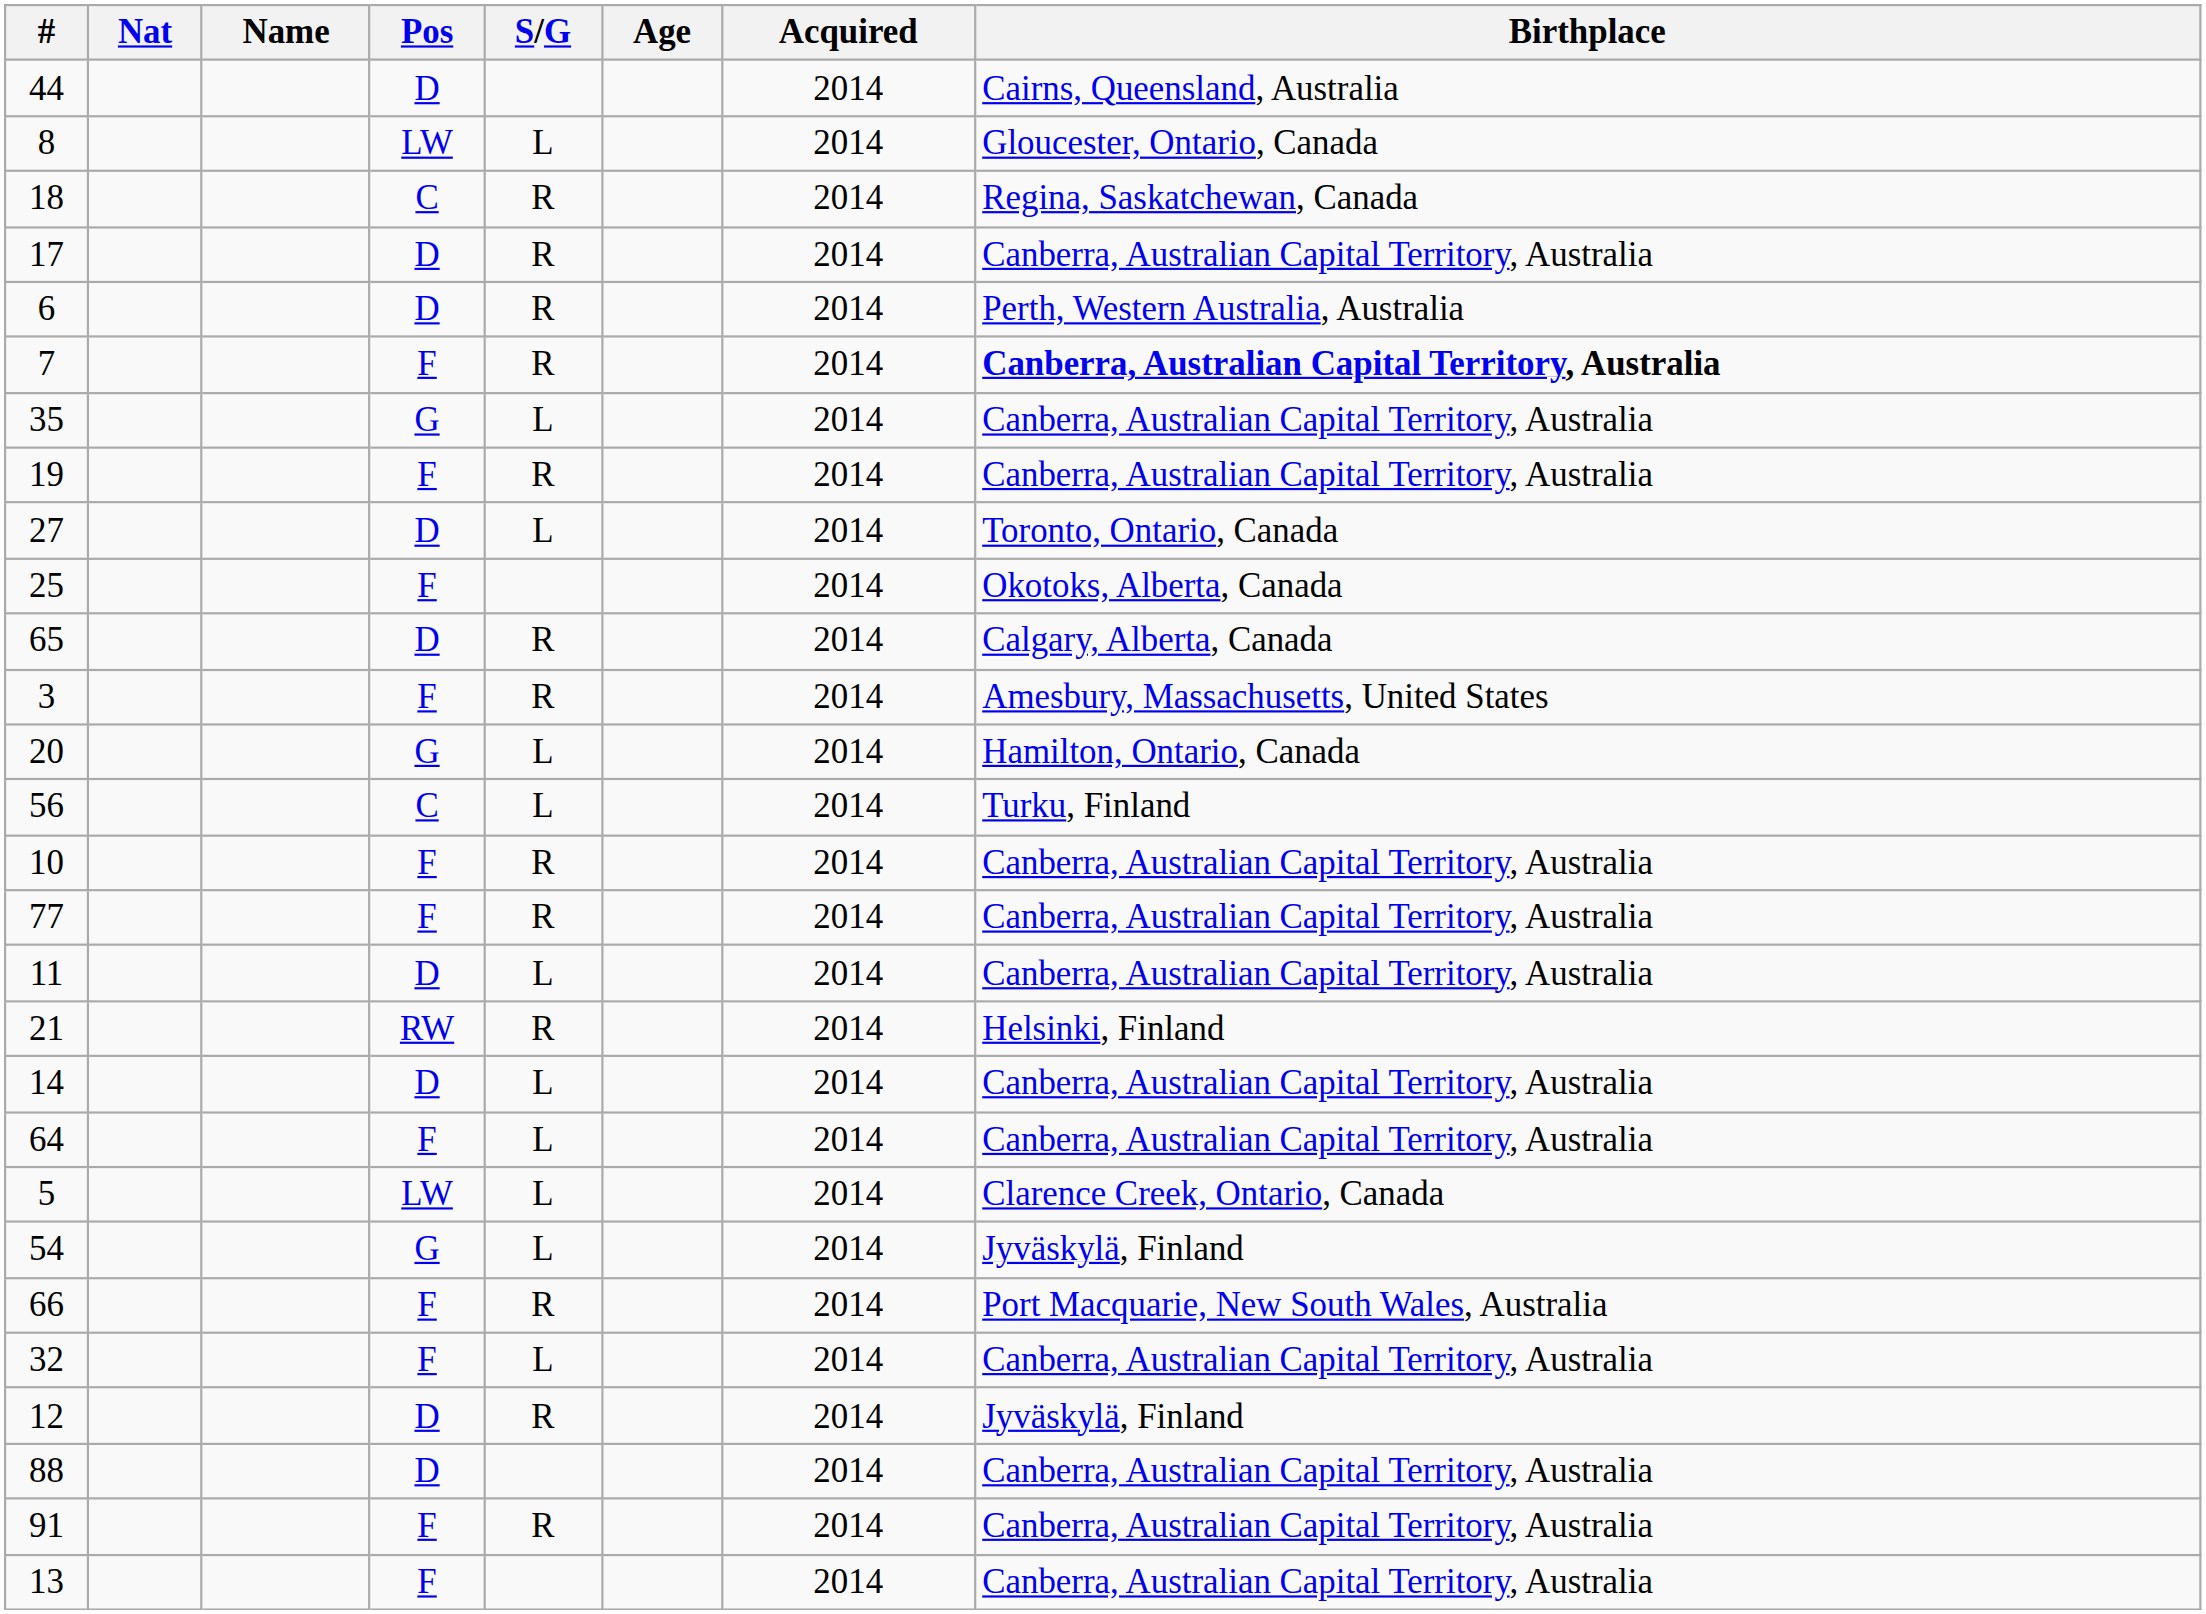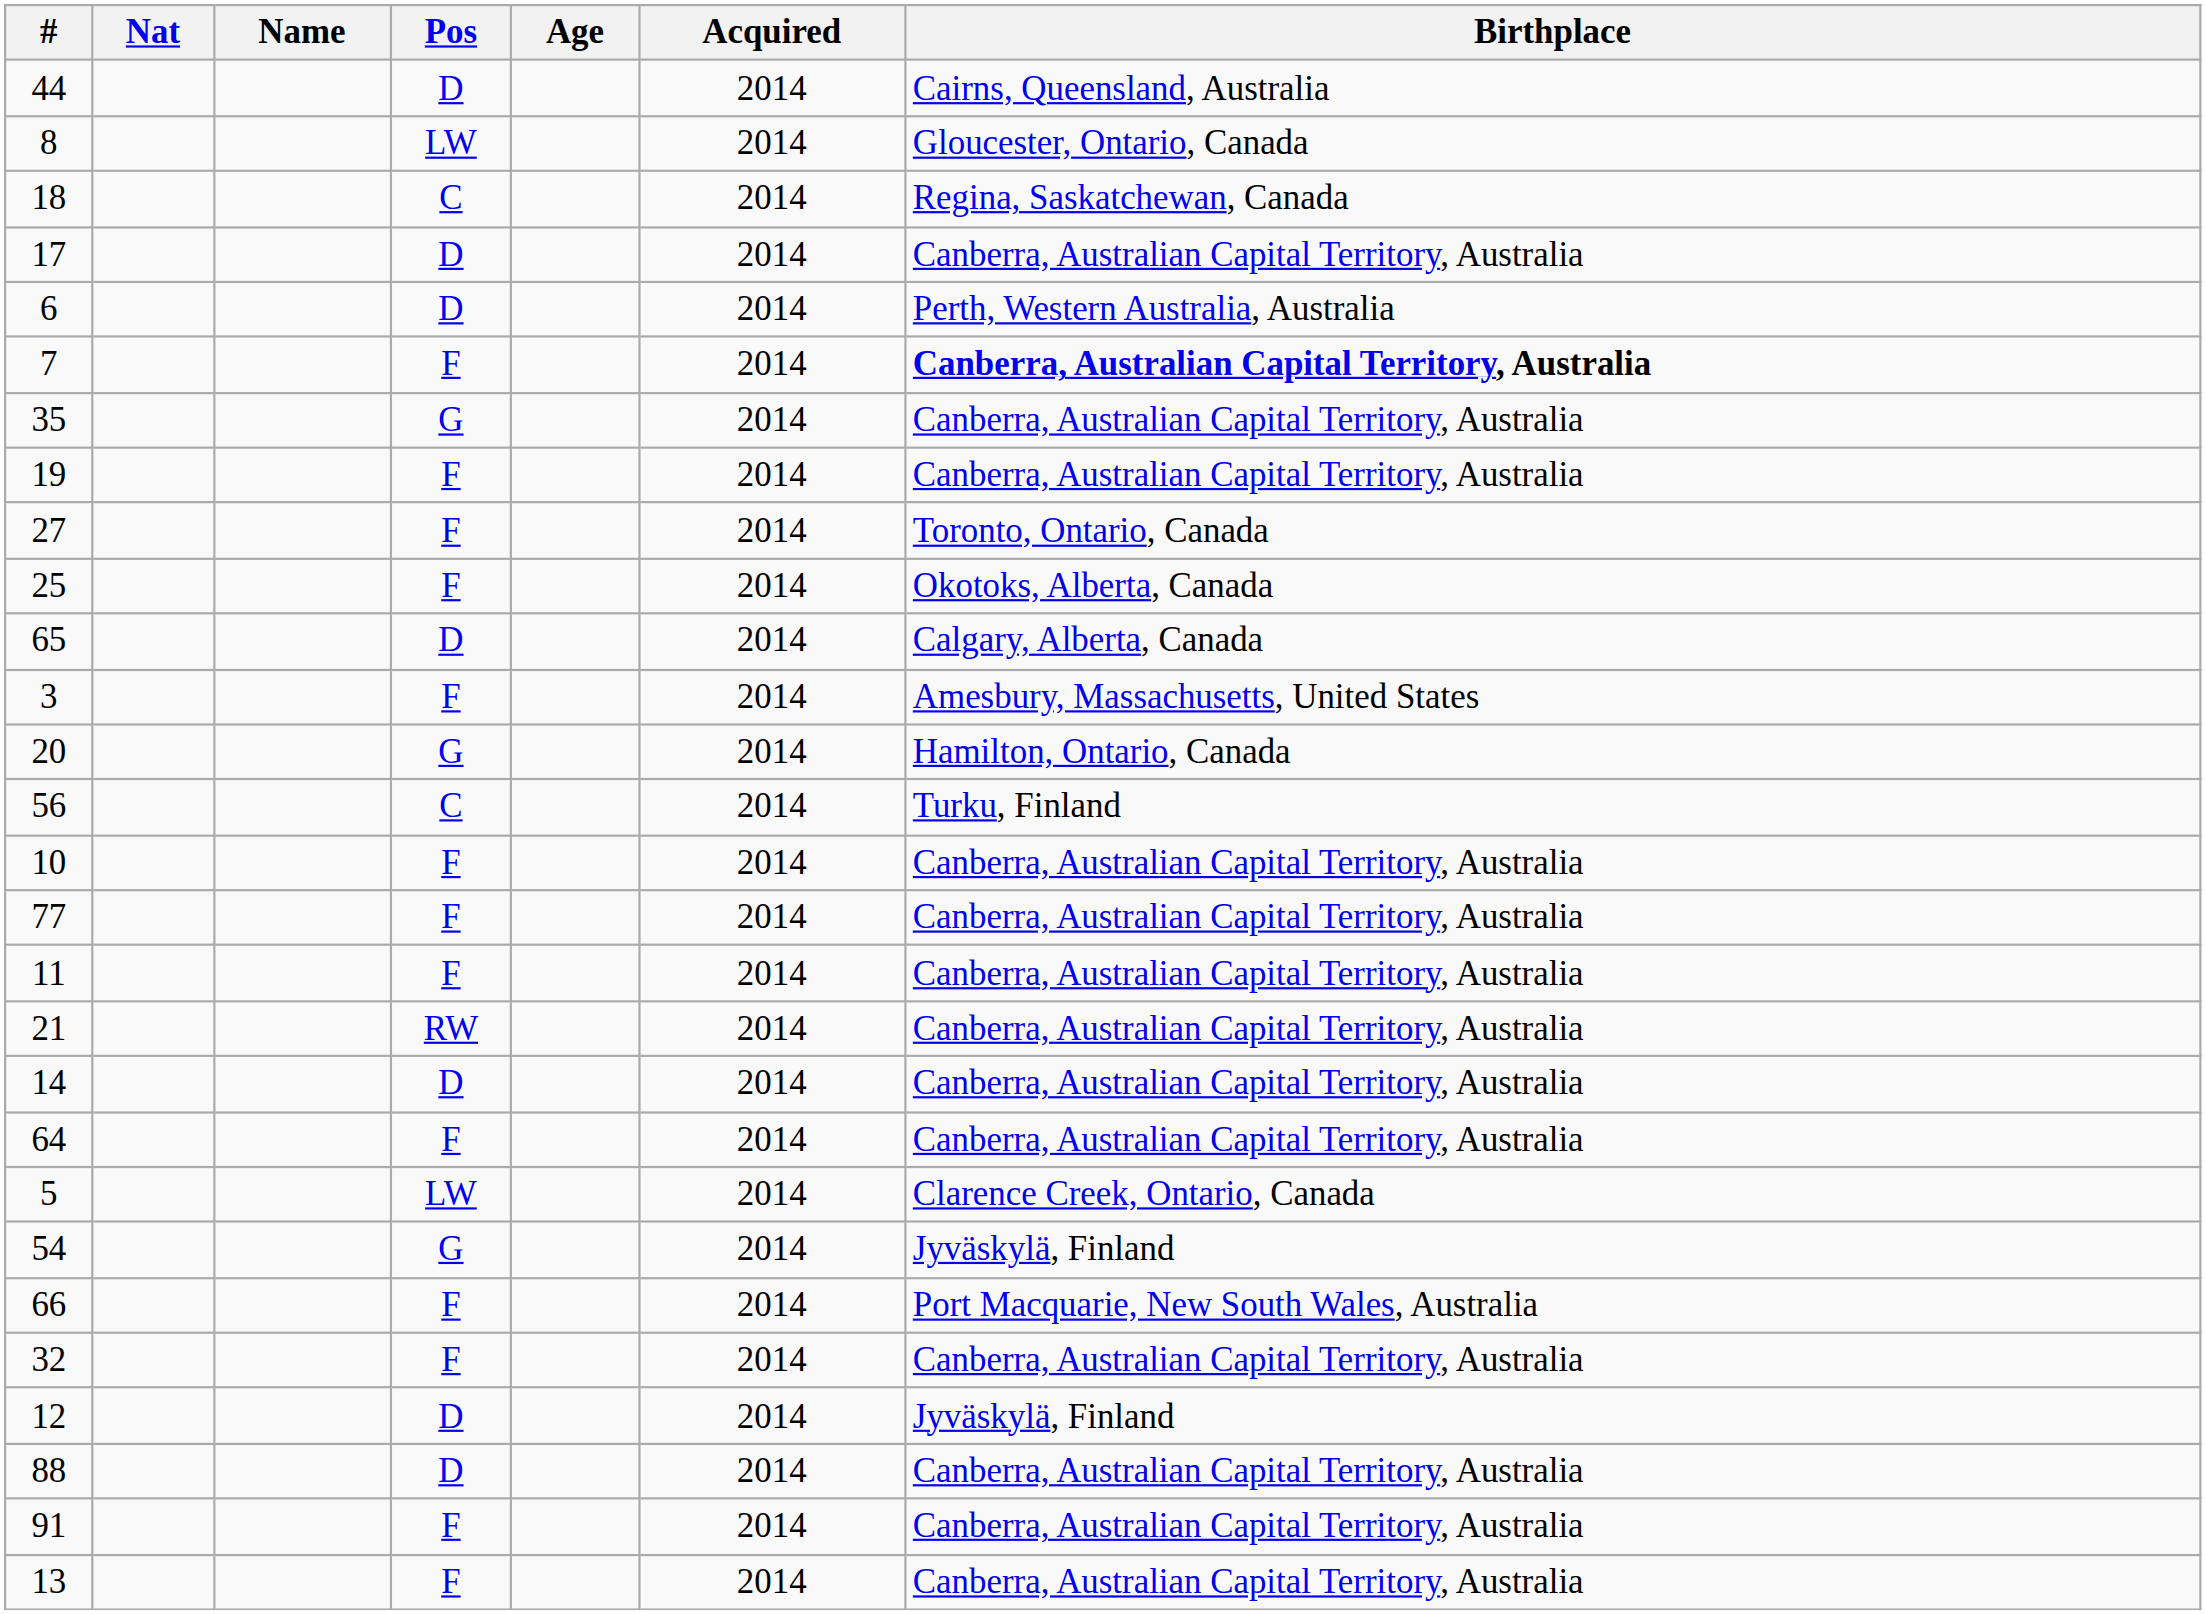- column: (543, 32)
(427, 530) D -> (451, 530) F
(427, 972) D -> (451, 972) F
(1103, 1027) Helsinki, Finland -> (1248, 1027) Canberra, Australian Capital Territory, Australia
